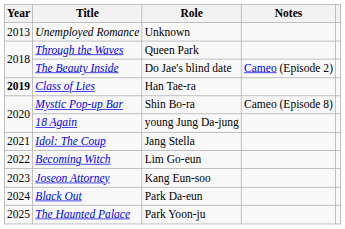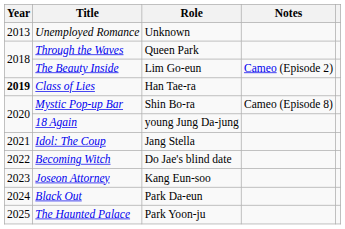(188, 68) Do Jae's blind date -> (173, 68) Lim Go-eun
(173, 159) Lim Go-eun -> (188, 159) Do Jae's blind date
